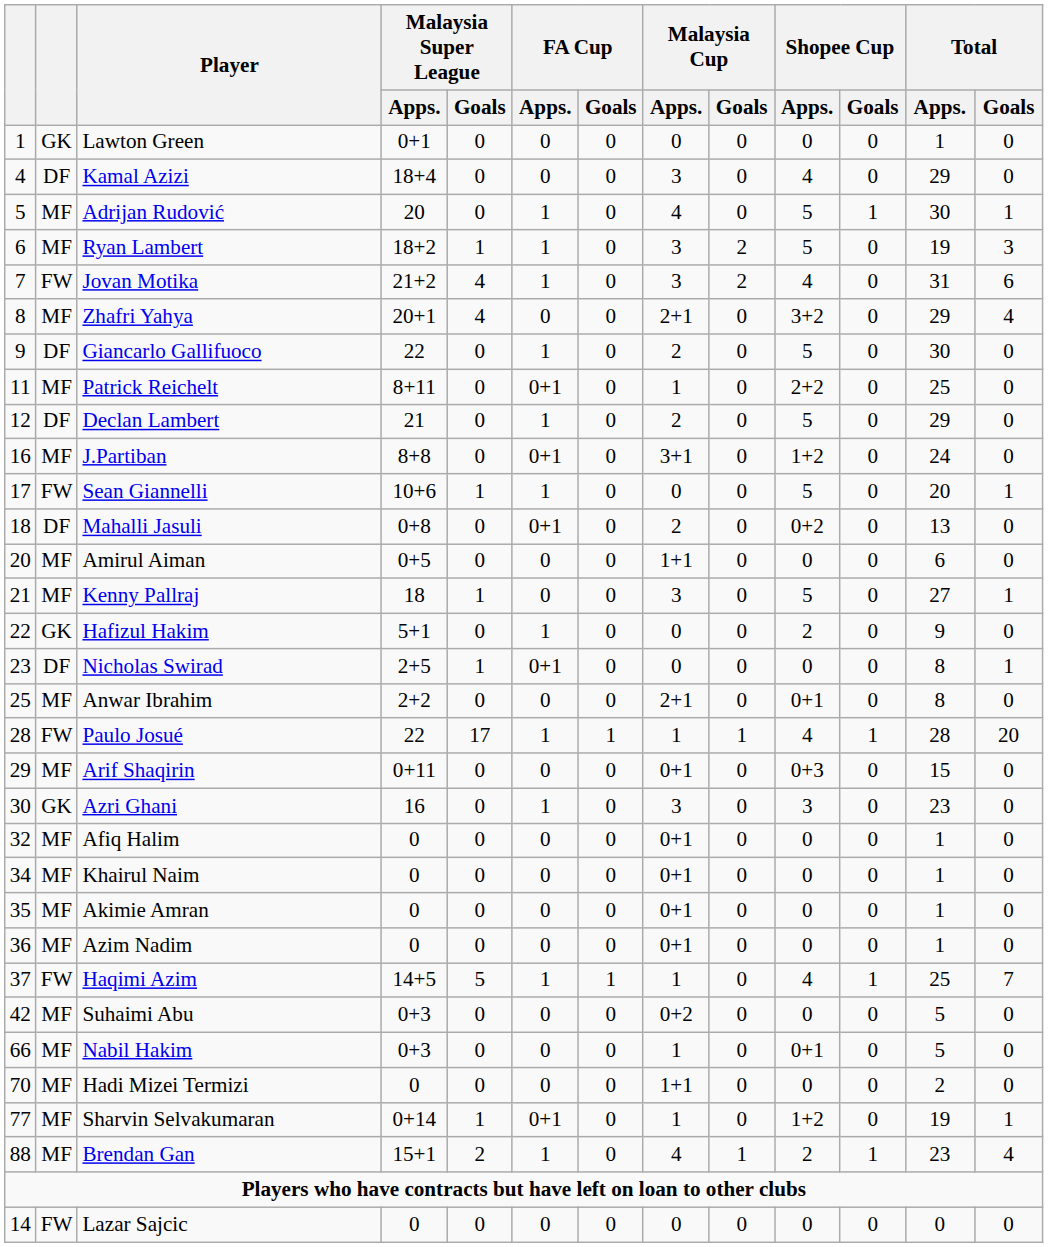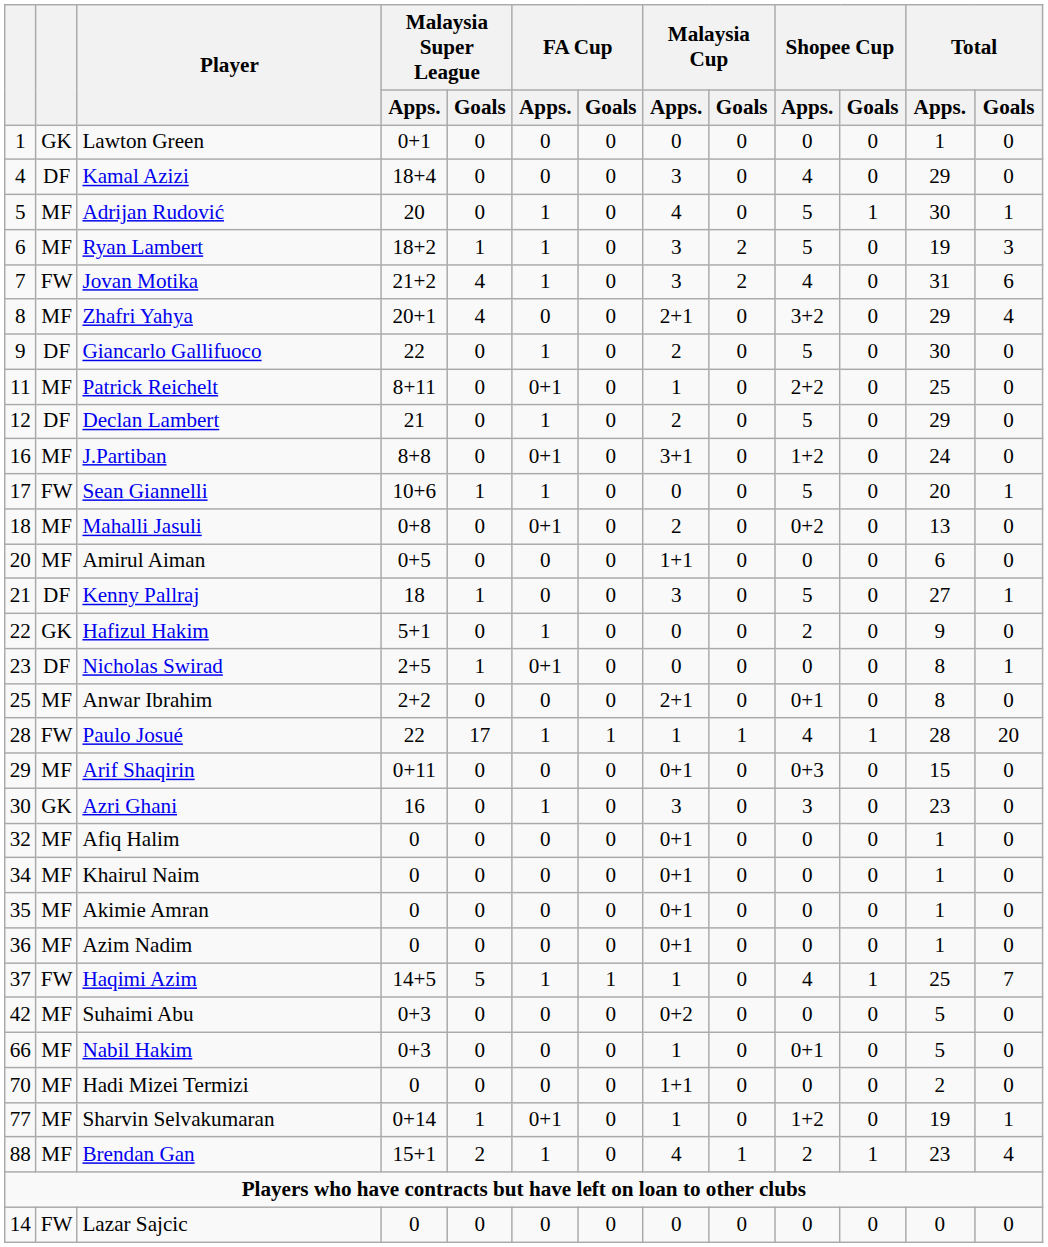(57, 526) DF -> (57, 526) MF
(57, 596) MF -> (57, 596) DF
